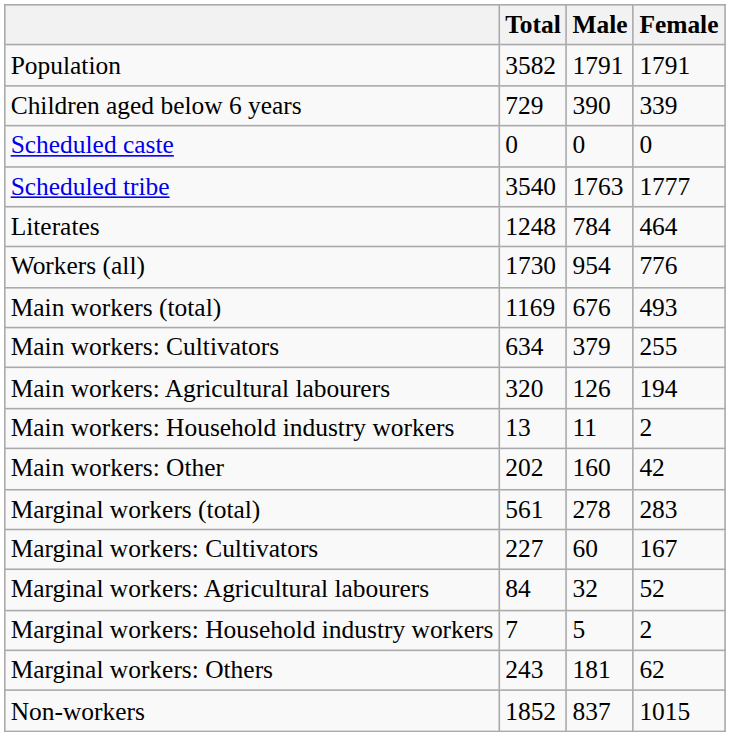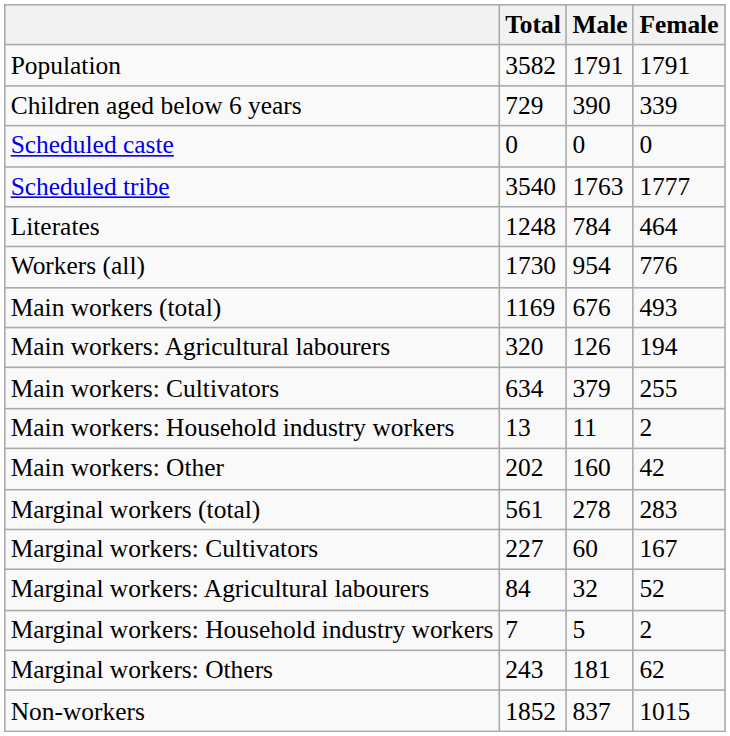rows swapped: (145, 347) <-> (200, 387)
